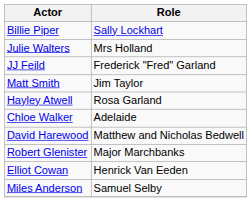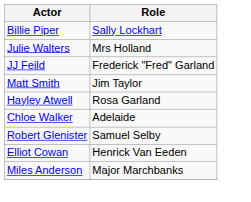- row: (48, 135)
(139, 153) Major Marchbanks -> (126, 135) Samuel Selby
(128, 188) Samuel Selby -> (138, 170) Major Marchbanks
